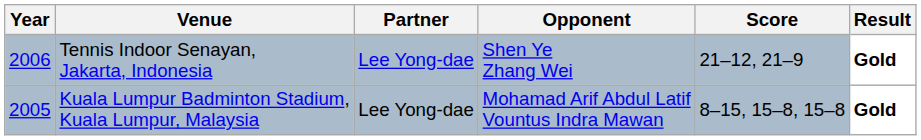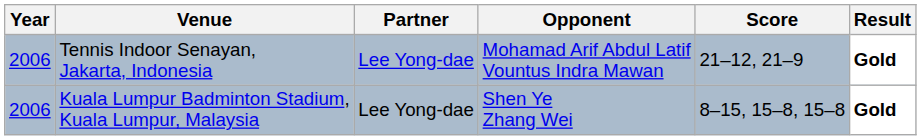(528, 60) Shen Ye Zhang Wei -> (587, 60) Mohamad Arif Abdul Latif Vountus Indra Mawan
(30, 110) 2005 -> (30, 110) 2006
(587, 110) Mohamad Arif Abdul Latif Vountus Indra Mawan -> (528, 110) Shen Ye Zhang Wei
